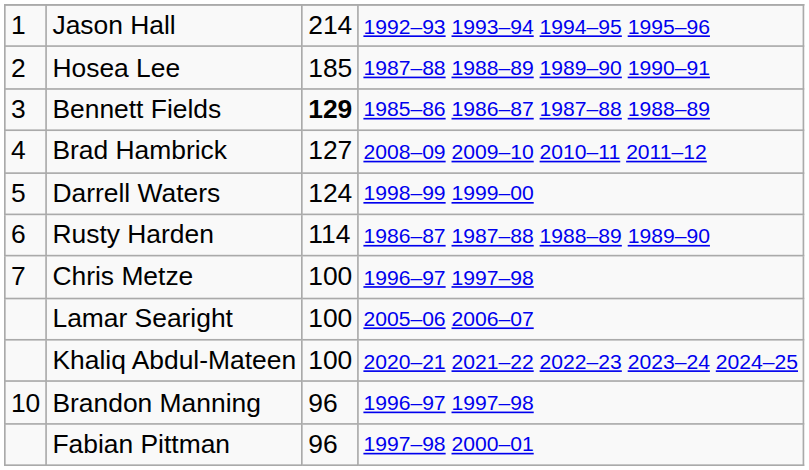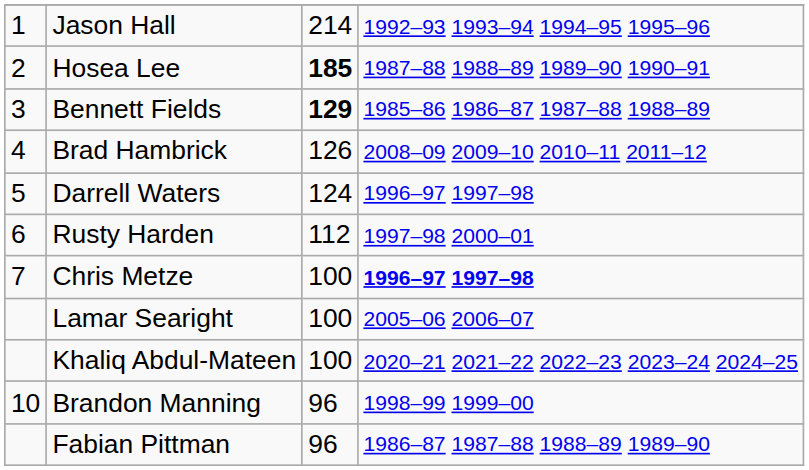(330, 67) normal -> (330, 67) bold
(330, 151) 127 -> (330, 151) 126
(449, 193) 1998–99 1999–00 -> (449, 193) 1996–97 1997–98
(329, 234) 114 -> (329, 234) 112
(537, 235) 1986–87 1987–88 1988–89 1989–90 -> (449, 235) 1997–98 2000–01
(449, 277) normal -> (449, 277) bold
(449, 403) 1996–97 1997–98 -> (449, 403) 1998–99 1999–00
(449, 444) 1997–98 2000–01 -> (537, 444) 1986–87 1987–88 1988–89 1989–90
